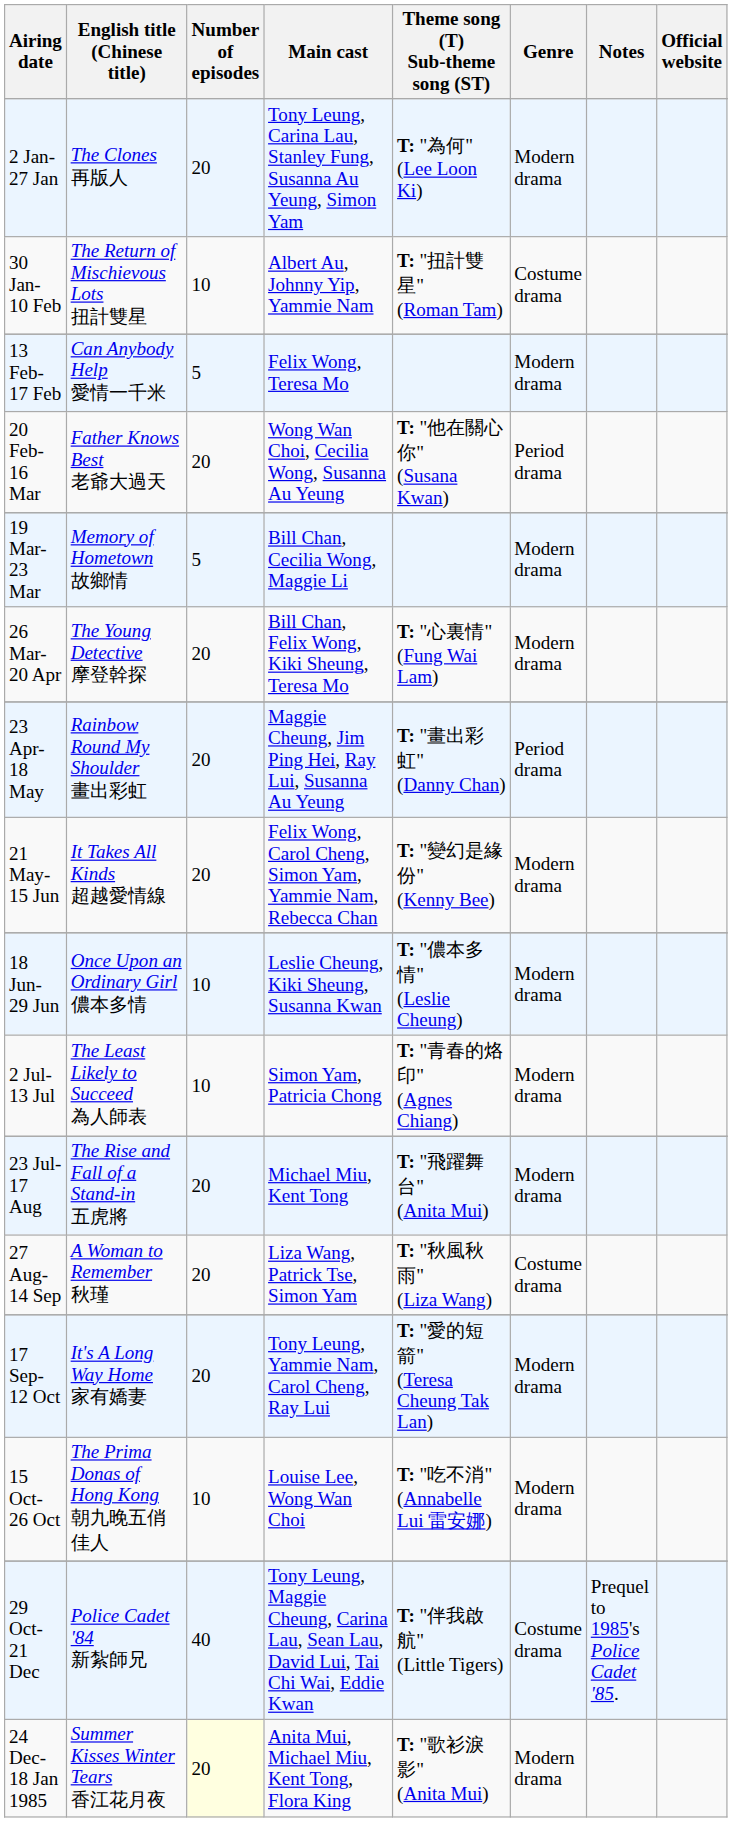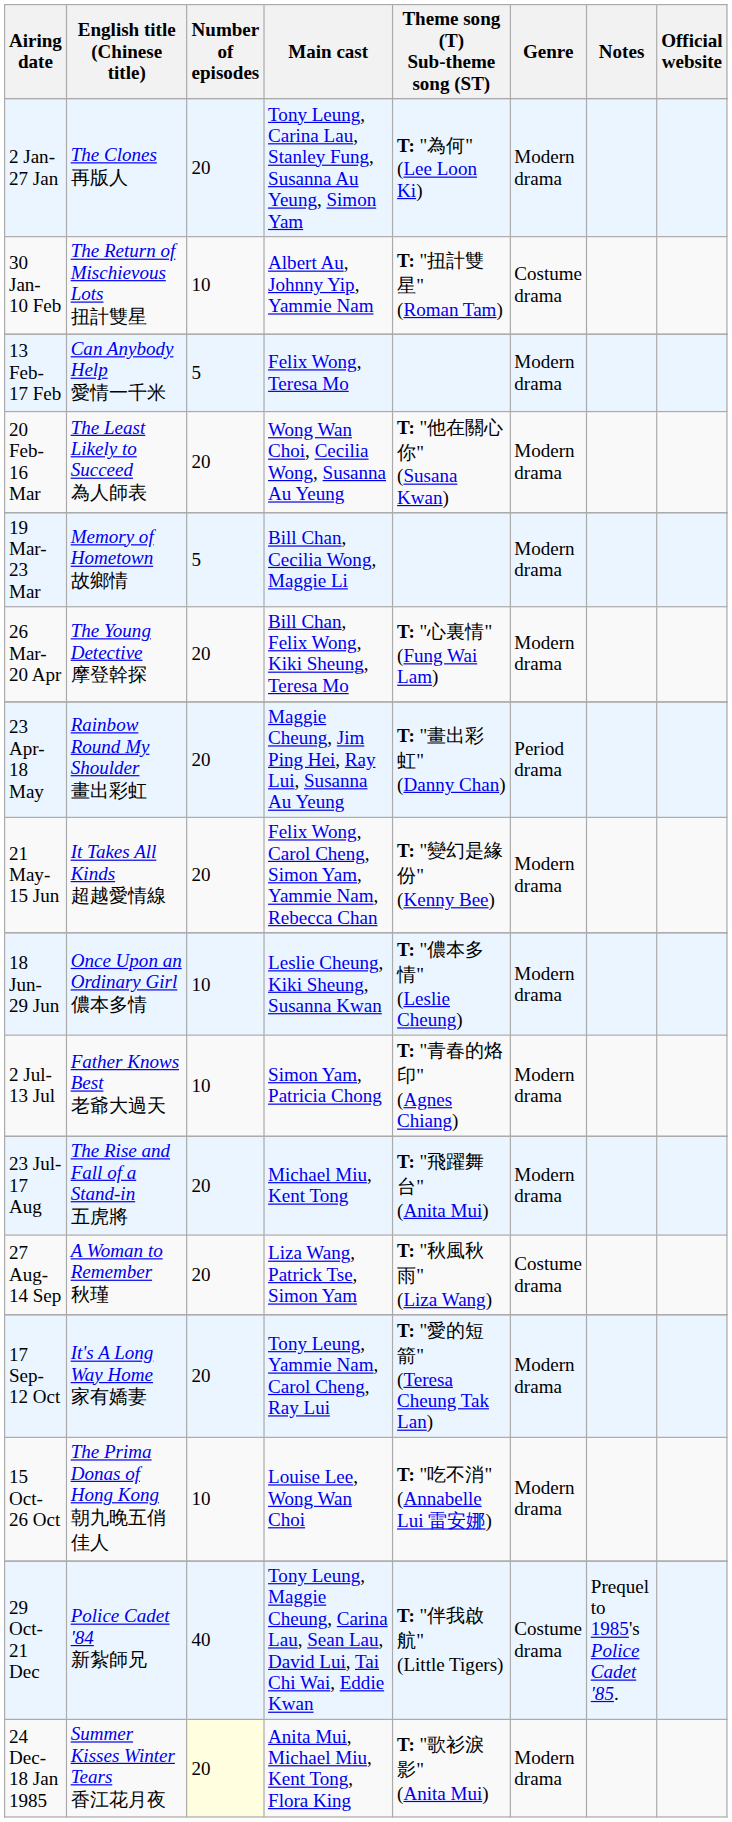(125, 460) Father Knows Best 老爺大過天 -> (109, 460) The Least Likely to Succeed 為人師表
(539, 461) Period drama -> (544, 461) Modern drama
(109, 1084) The Least Likely to Succeed 為人師表 -> (125, 1084) Father Knows Best 老爺大過天
